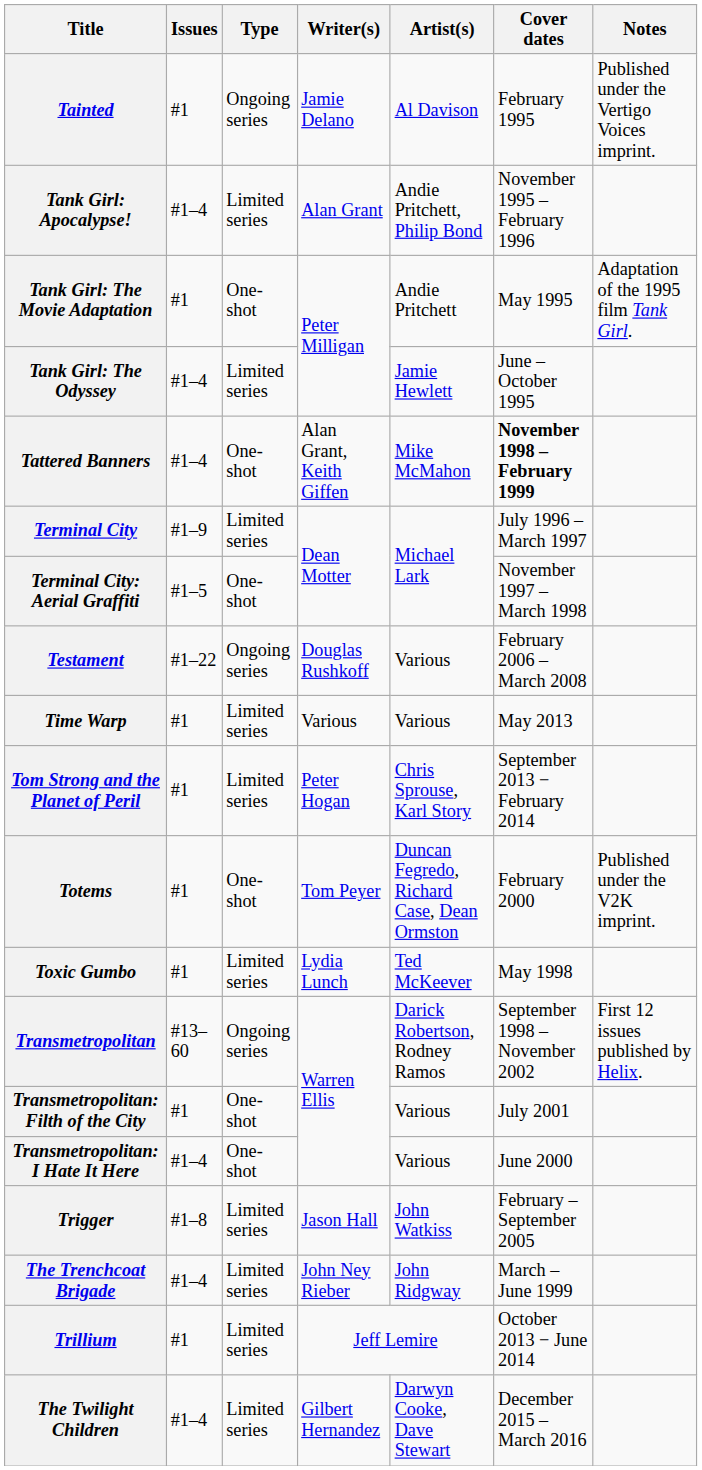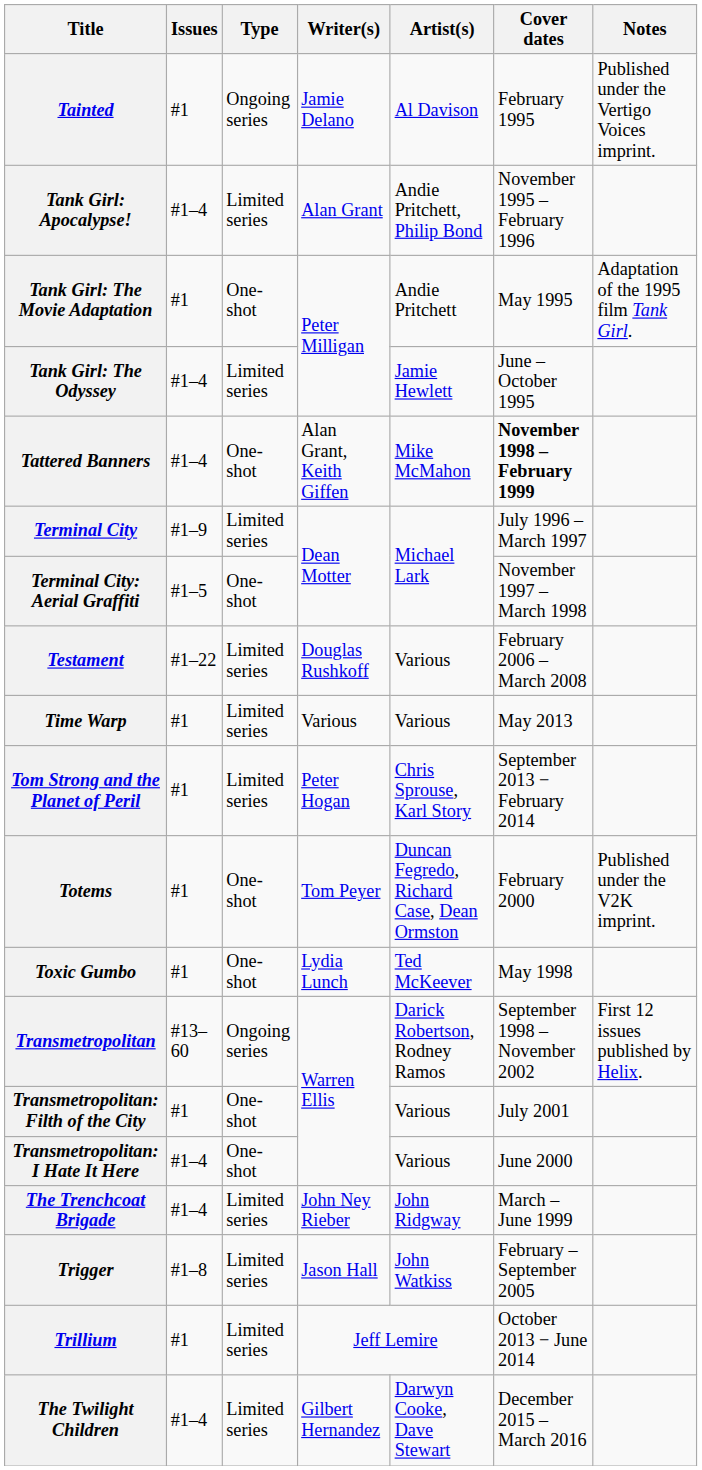(258, 660) Ongoing series -> (255, 660) Limited series
(255, 971) Limited series -> (244, 971) One-shot
rows swapped: (86, 1280) <-> (86, 1220)
